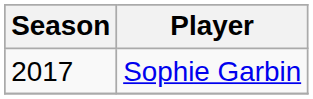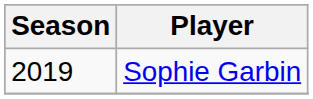(42, 70) 2017 -> (42, 70) 2019
